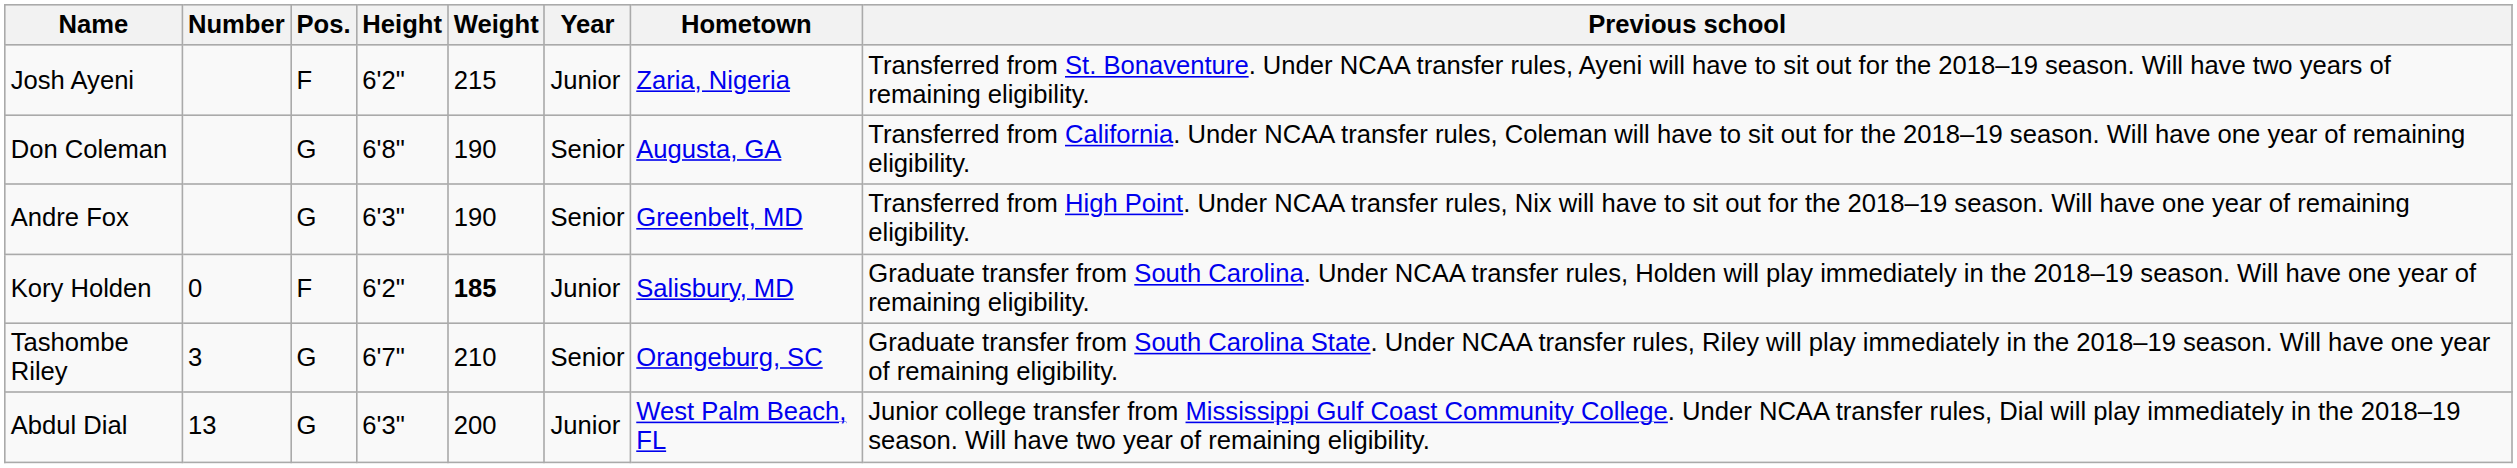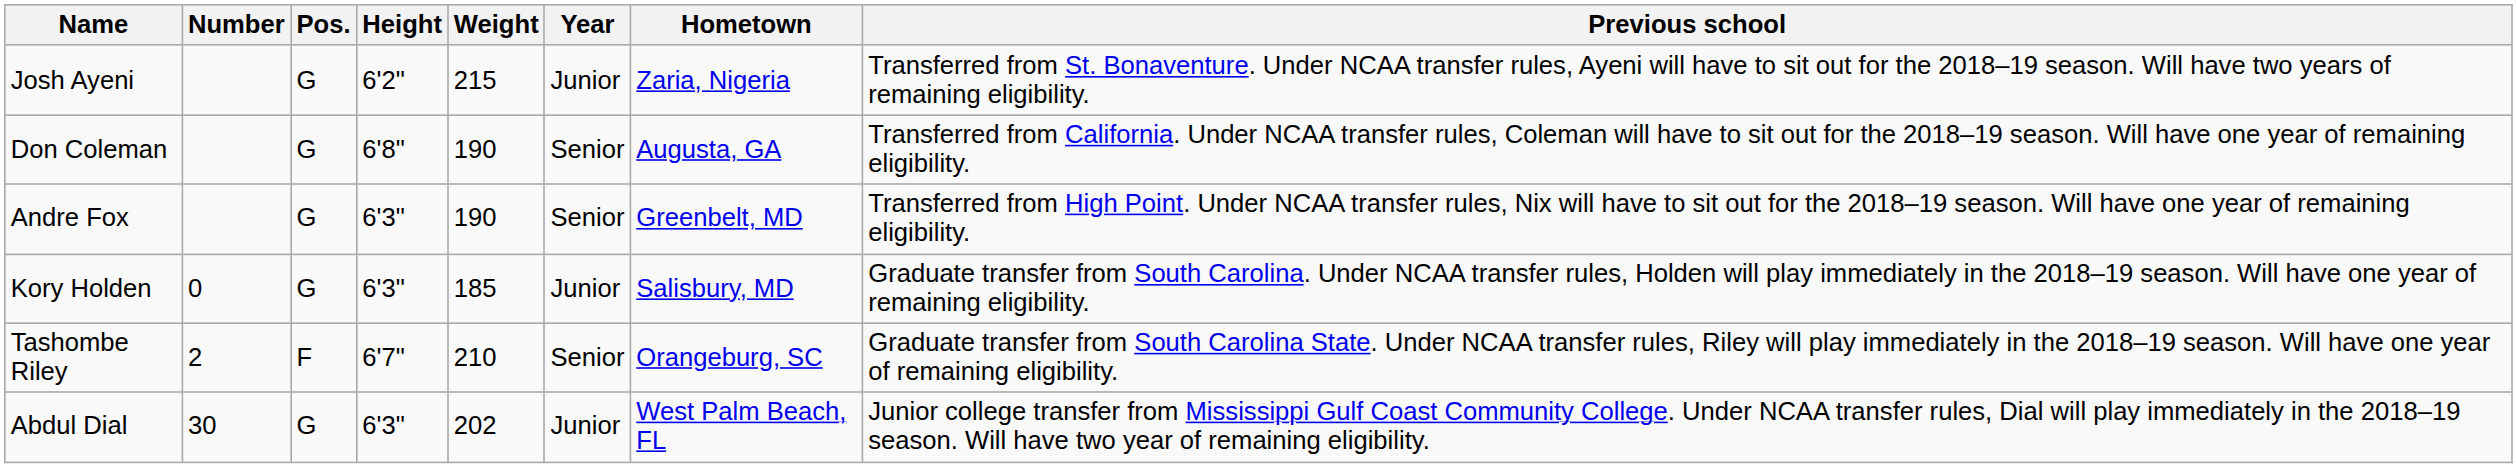(304, 79) F -> (306, 79) G
(304, 288) F -> (306, 288) G
(384, 288) 6'2" -> (384, 288) 6'3"
(475, 288) bold -> (475, 288) normal
(195, 357) 3 -> (195, 357) 2
(306, 357) G -> (304, 357) F
(202, 426) 13 -> (202, 426) 30
(475, 426) 200 -> (475, 426) 202
